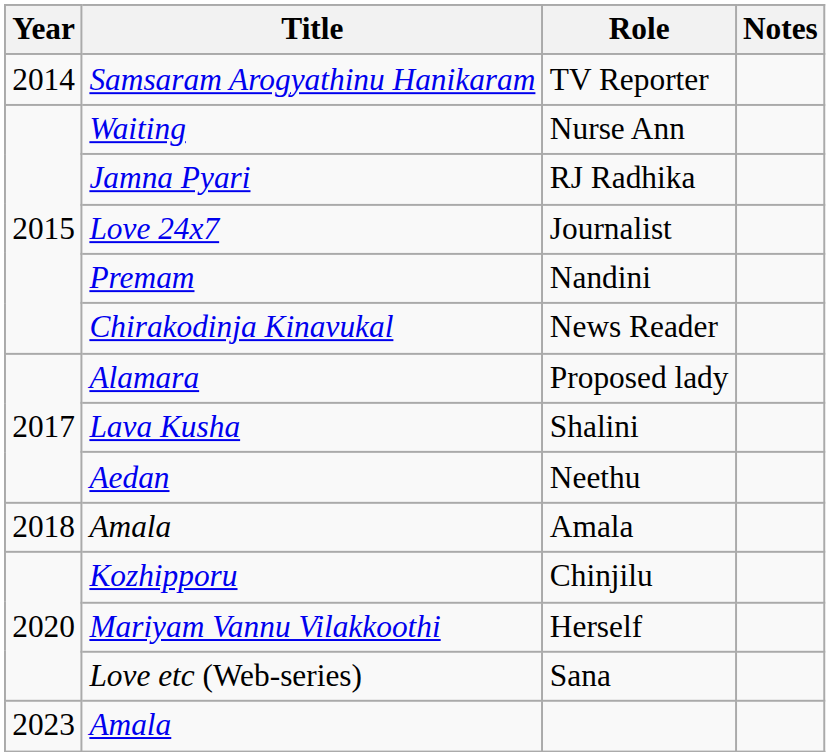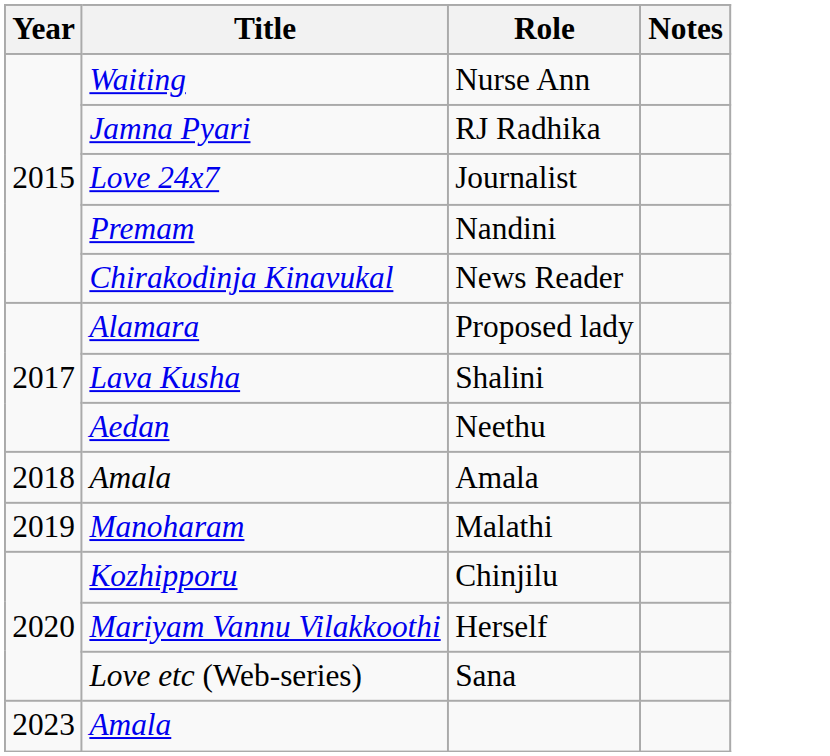- row: (312, 79)
+ row: (167, 526)
